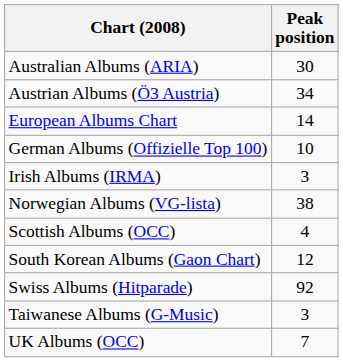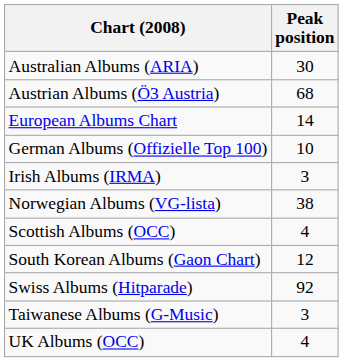(305, 93) 34 -> (305, 93) 68
(305, 342) 7 -> (305, 342) 4
